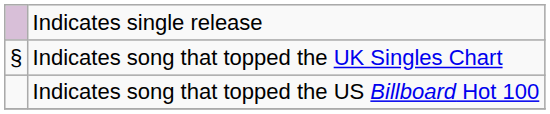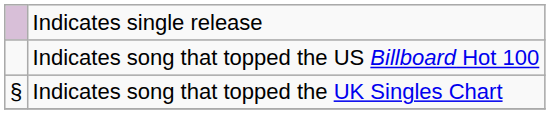rows swapped: (286, 92) <-> (268, 57)
